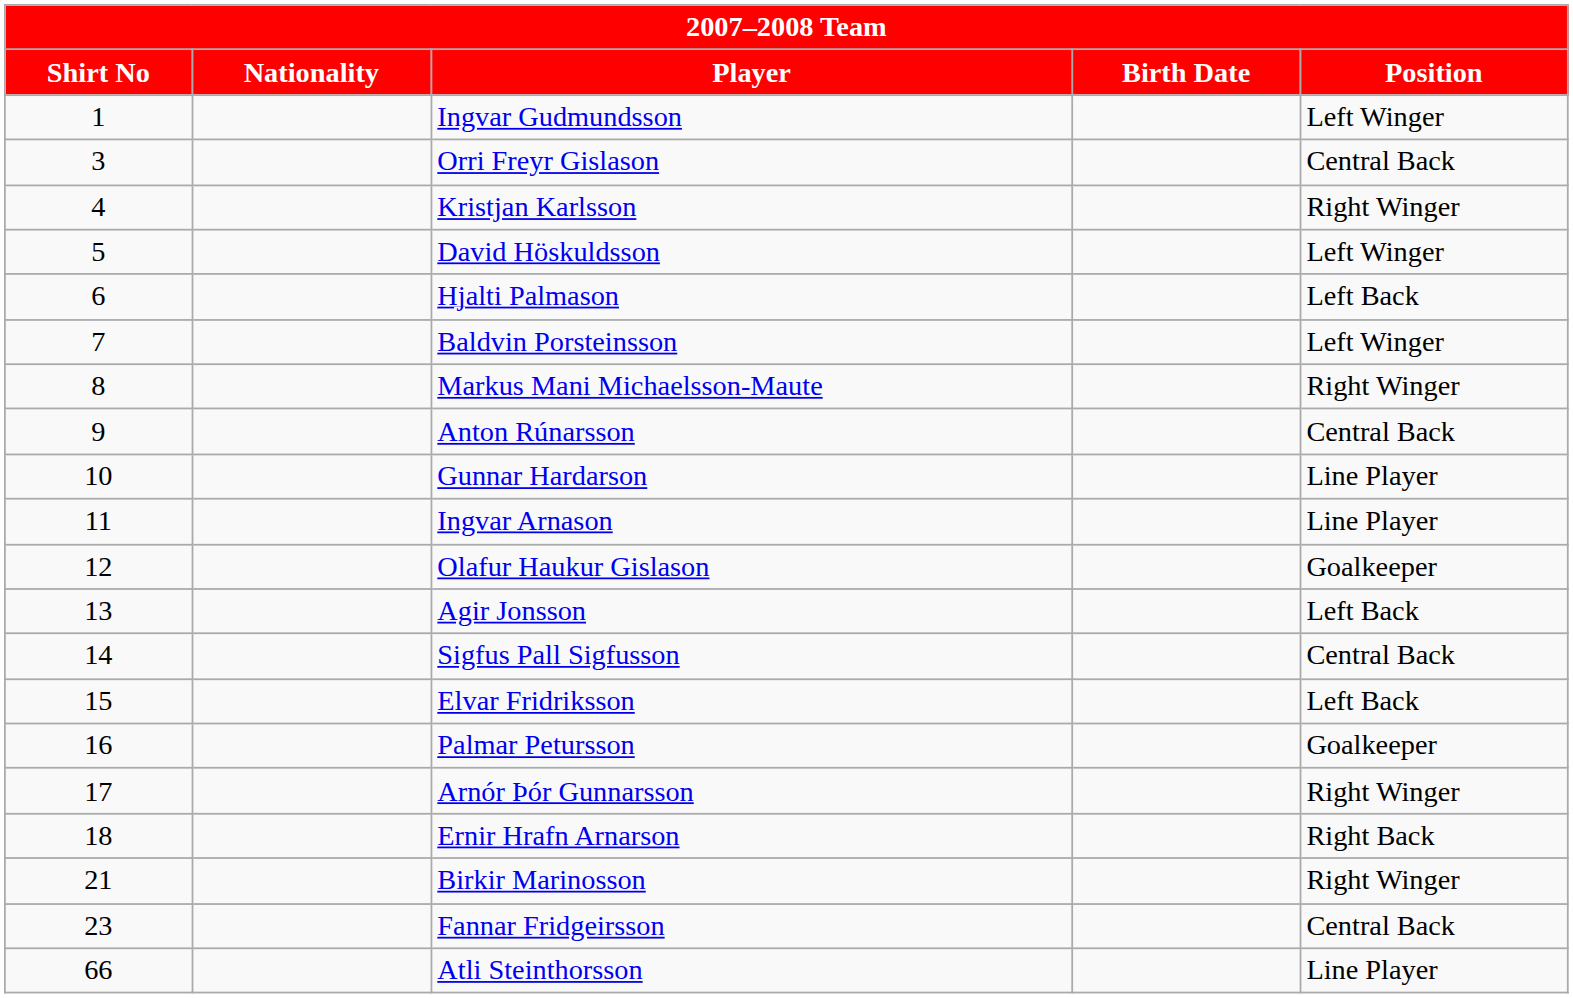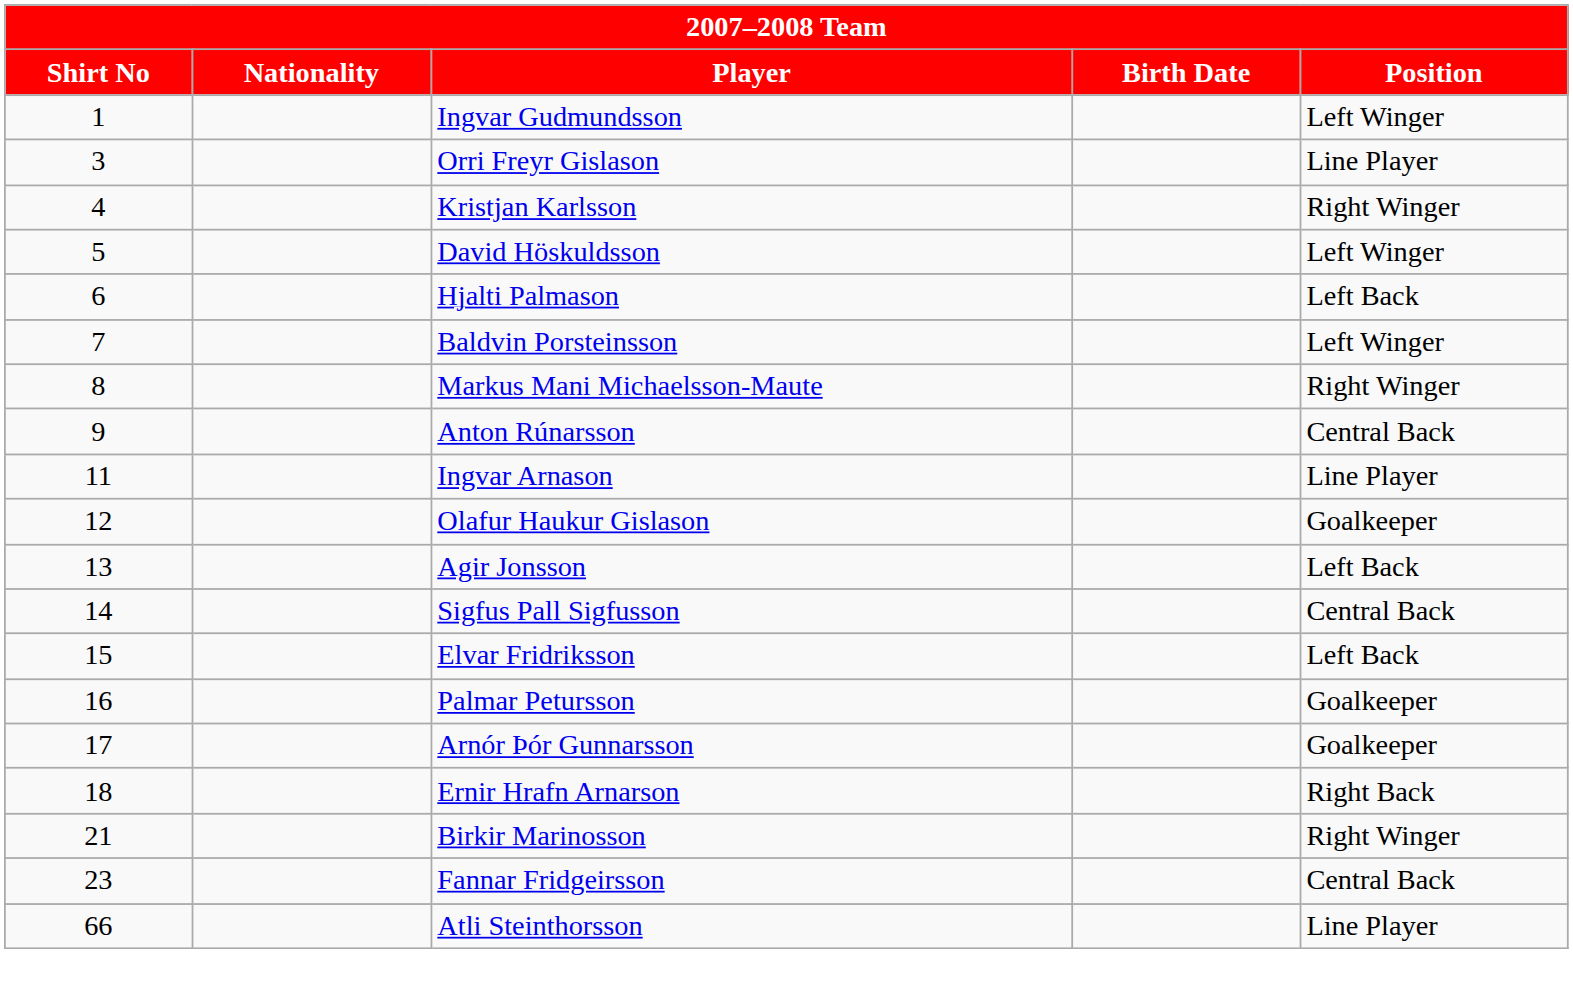(1381, 161) Central Back -> (1372, 161) Line Player
- row: (542, 476)
(1383, 790) Right Winger -> (1372, 745) Goalkeeper
